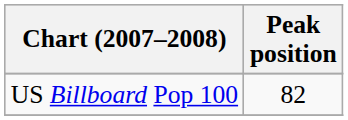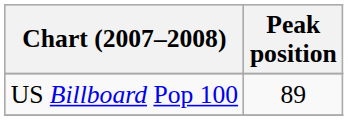(293, 94) 82 -> (293, 94) 89
